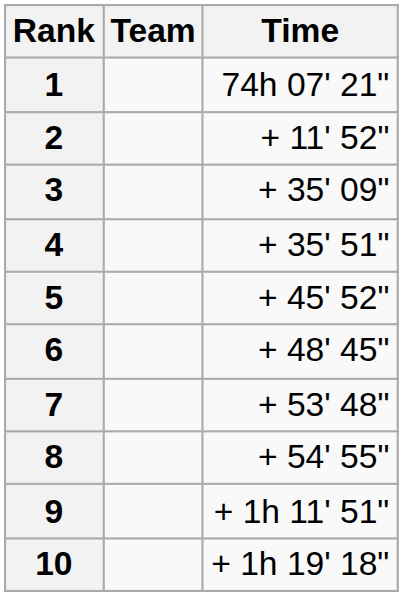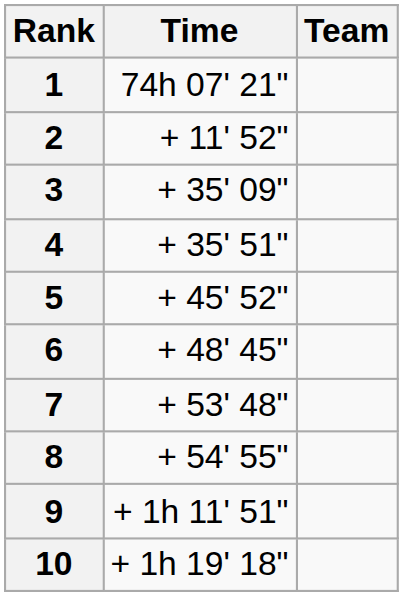columns swapped: (153, 31) <-> (300, 31)
